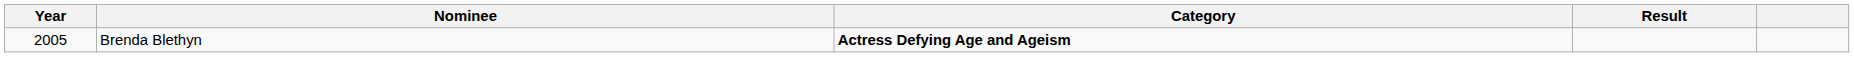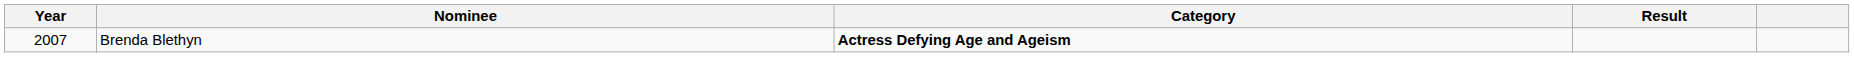(51, 39) 2005 -> (51, 39) 2007
